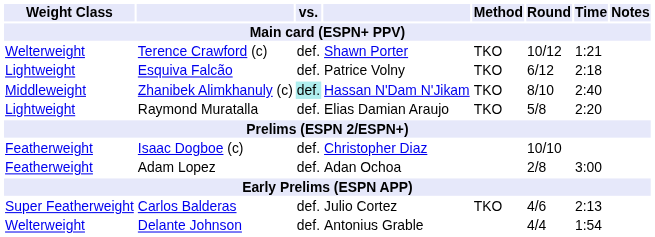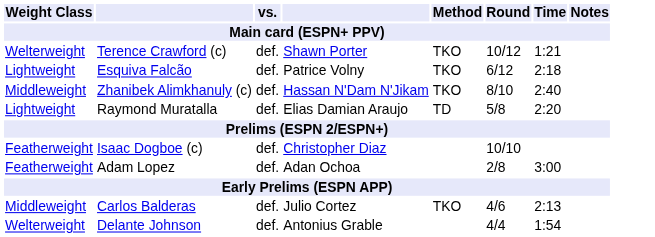(308, 90) paleturquoise background -> (268, 90) no background
(488, 110) TKO -> (442, 110) TD
(69, 207) Super Featherweight -> (46, 207) Middleweight
